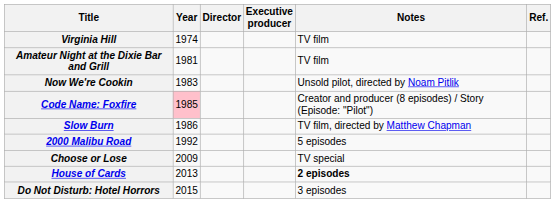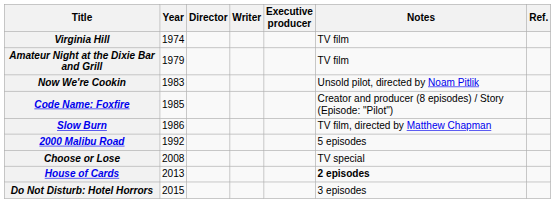+ column: (247, 18)
(187, 61) 1981 -> (173, 61) 1979
(187, 104) pink background -> (173, 104) no background
(187, 158) 2009 -> (173, 158) 2008
